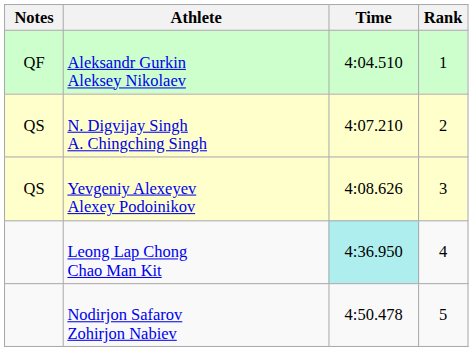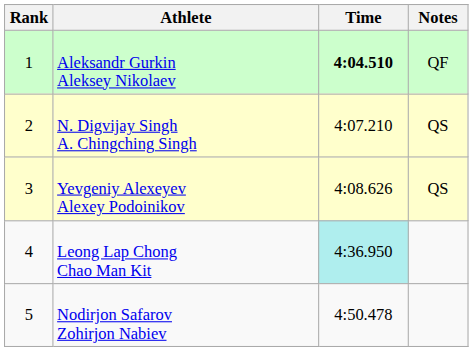columns swapped: (443, 17) <-> (34, 17)
(374, 62) normal -> (363, 62) bold
